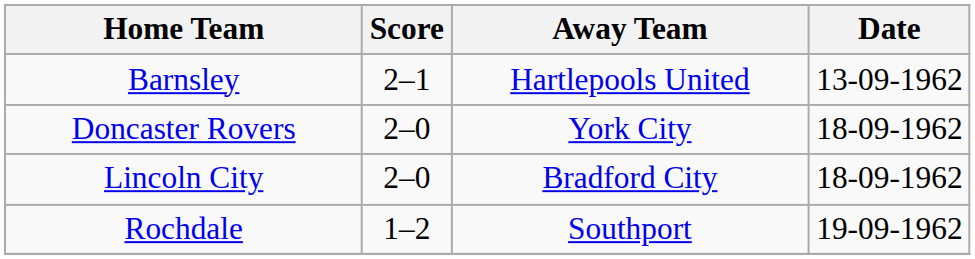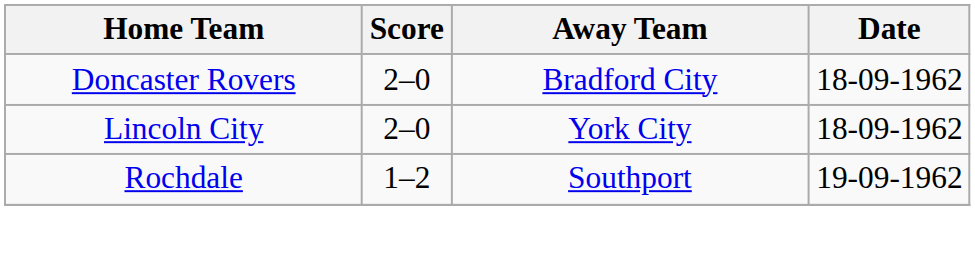- row: (184, 79)
(630, 128) York City -> (630, 79) Bradford City
(630, 178) Bradford City -> (630, 128) York City
